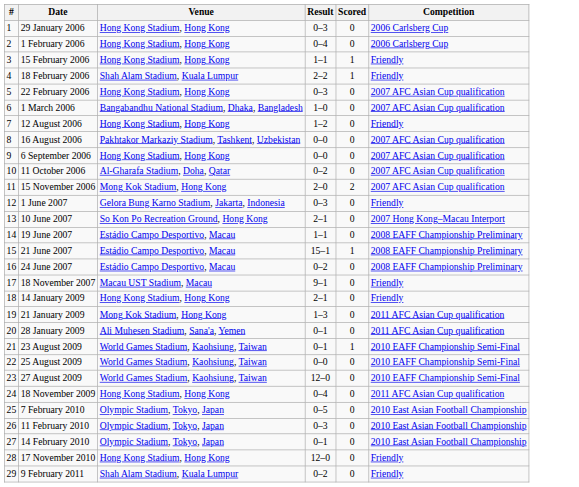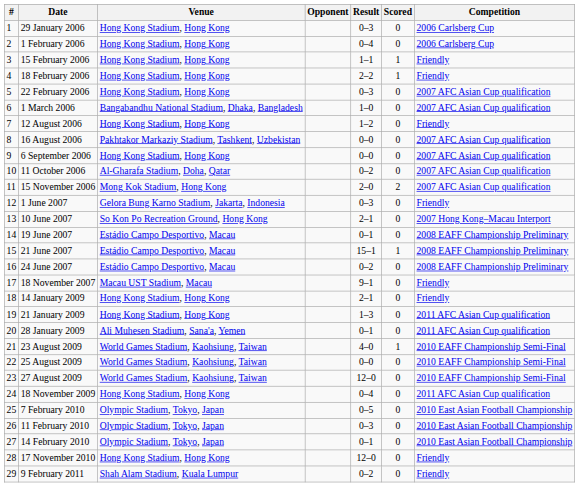+ column: (328, 12)
(169, 76) Shah Alam Stadium, Kuala Lumpur -> (165, 76) Hong Kong Stadium, Hong Kong
(320, 235) 1–1 -> (366, 235) 0–1
(163, 315) Mong Kok Stadium, Hong Kong -> (165, 315) Hong Kong Stadium, Hong Kong
(320, 347) 0–1 -> (366, 347) 4–0
